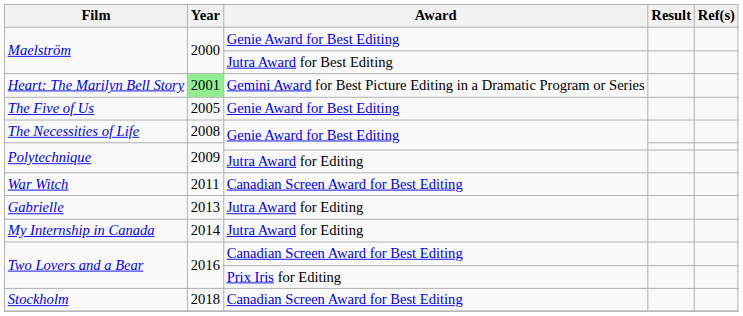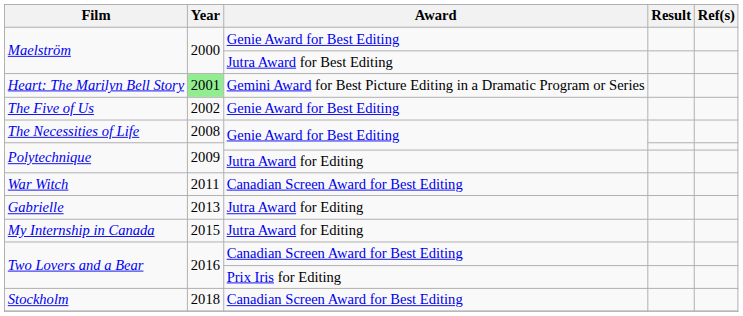(205, 108) 2005 -> (205, 108) 2002
(205, 230) 2014 -> (205, 230) 2015
